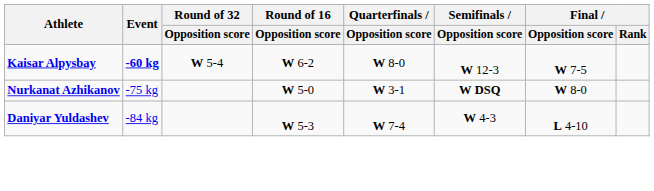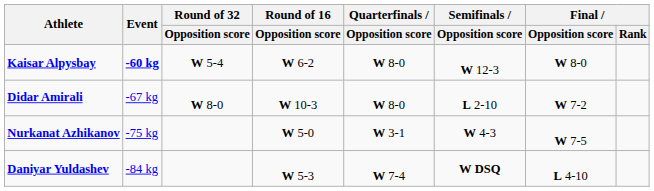(571, 70) W 7-5 -> (571, 62) W 8-0
+ row: (45, 98)
(480, 90) W DSQ -> (480, 133) W 4-3
(571, 90) W 8-0 -> (571, 141) W 7-5
(480, 118) W 4-3 -> (480, 169) W DSQ
